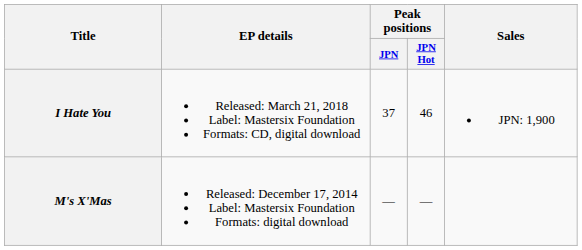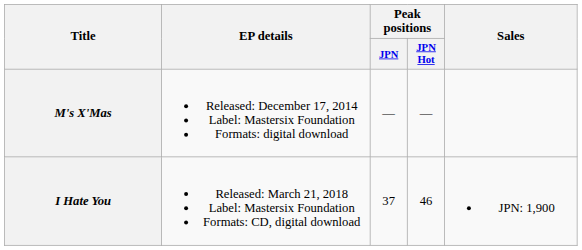rows swapped: (83, 201) <-> (83, 113)
